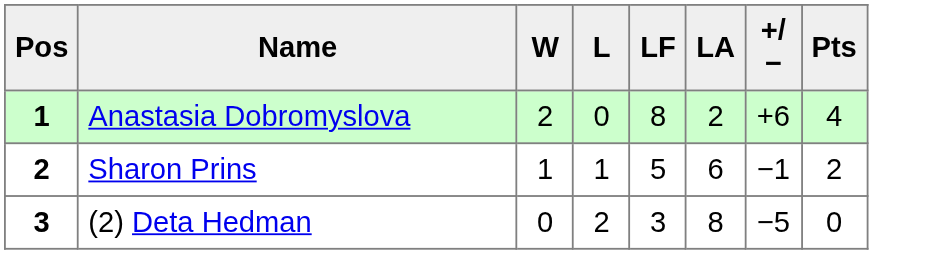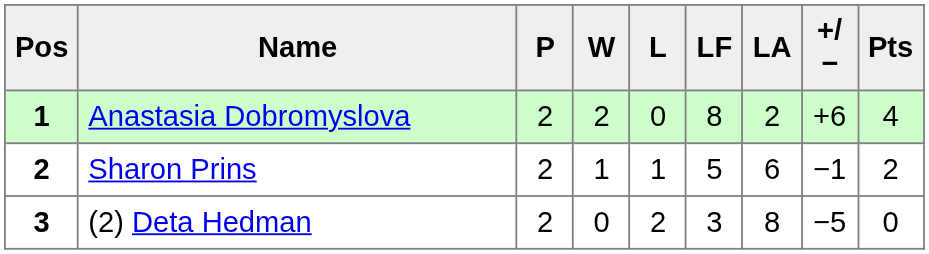+ column: (545, 47)
